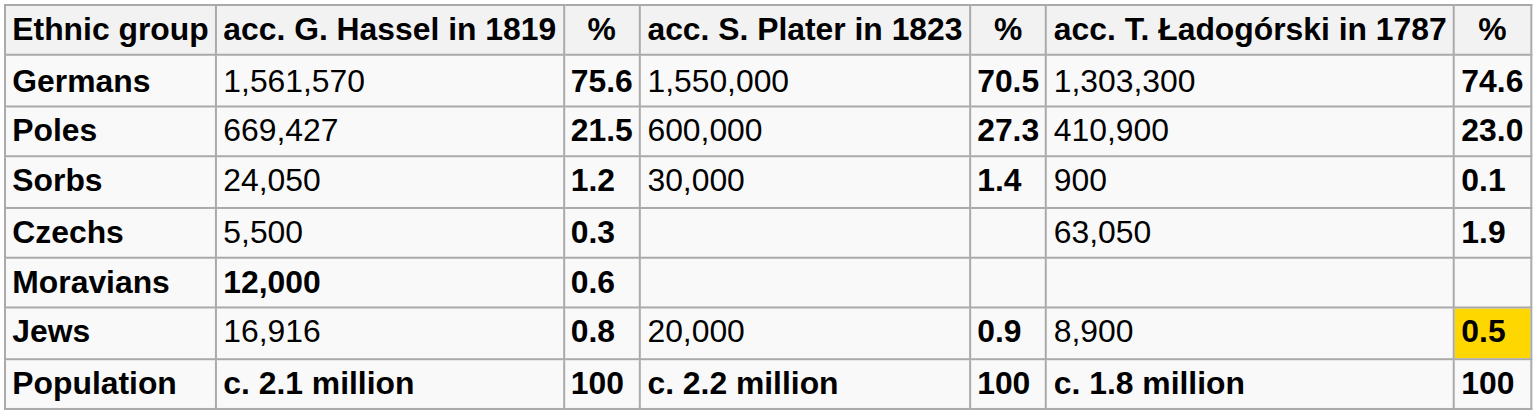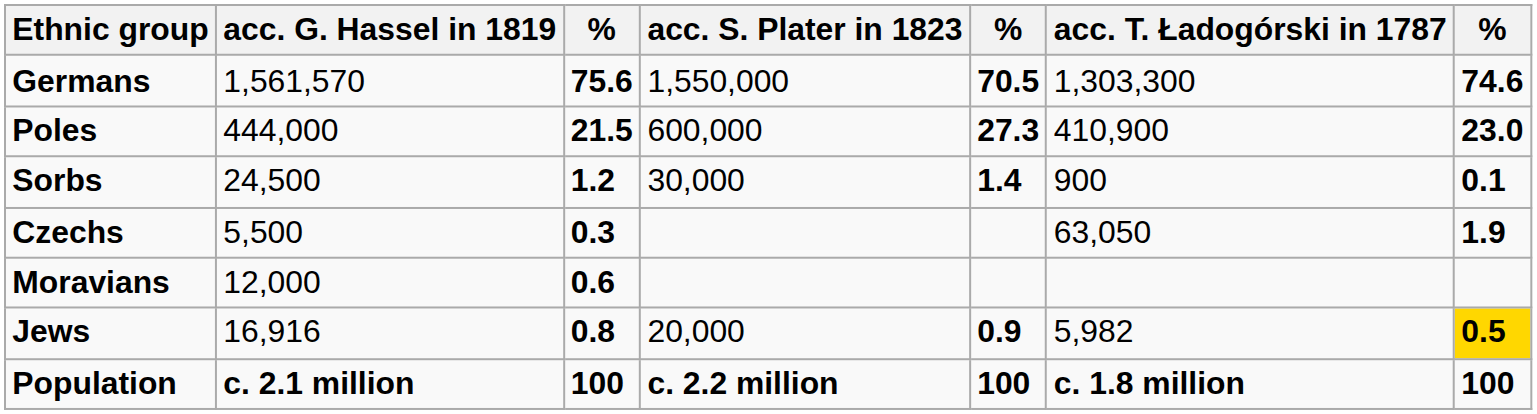(281, 130) 669,427 -> (281, 130) 444,000
(272, 181) 24,050 -> (272, 181) 24,500
(272, 282) bold -> (272, 282) normal
(1094, 332) 8,900 -> (1094, 332) 5,982
